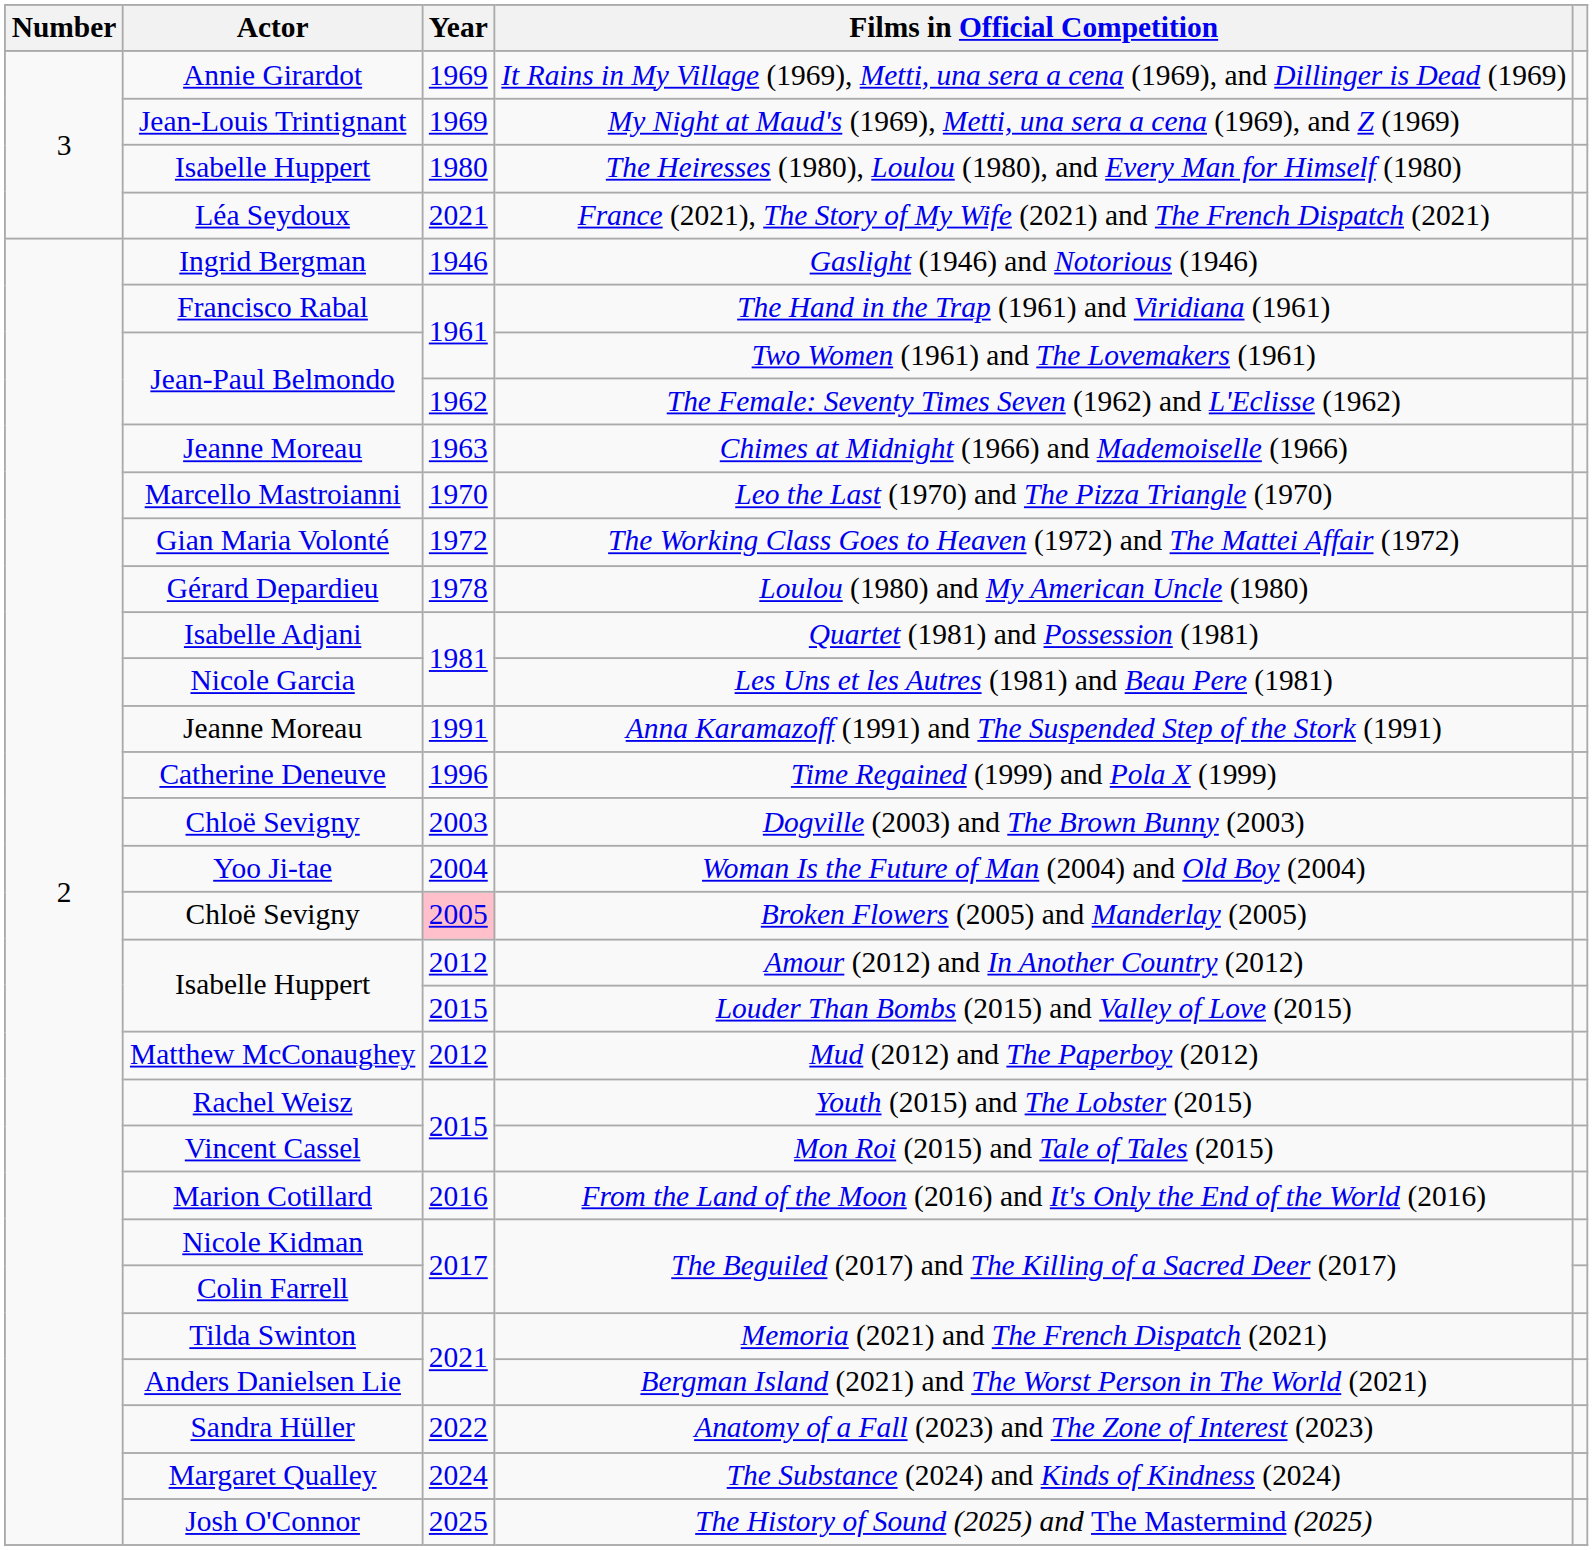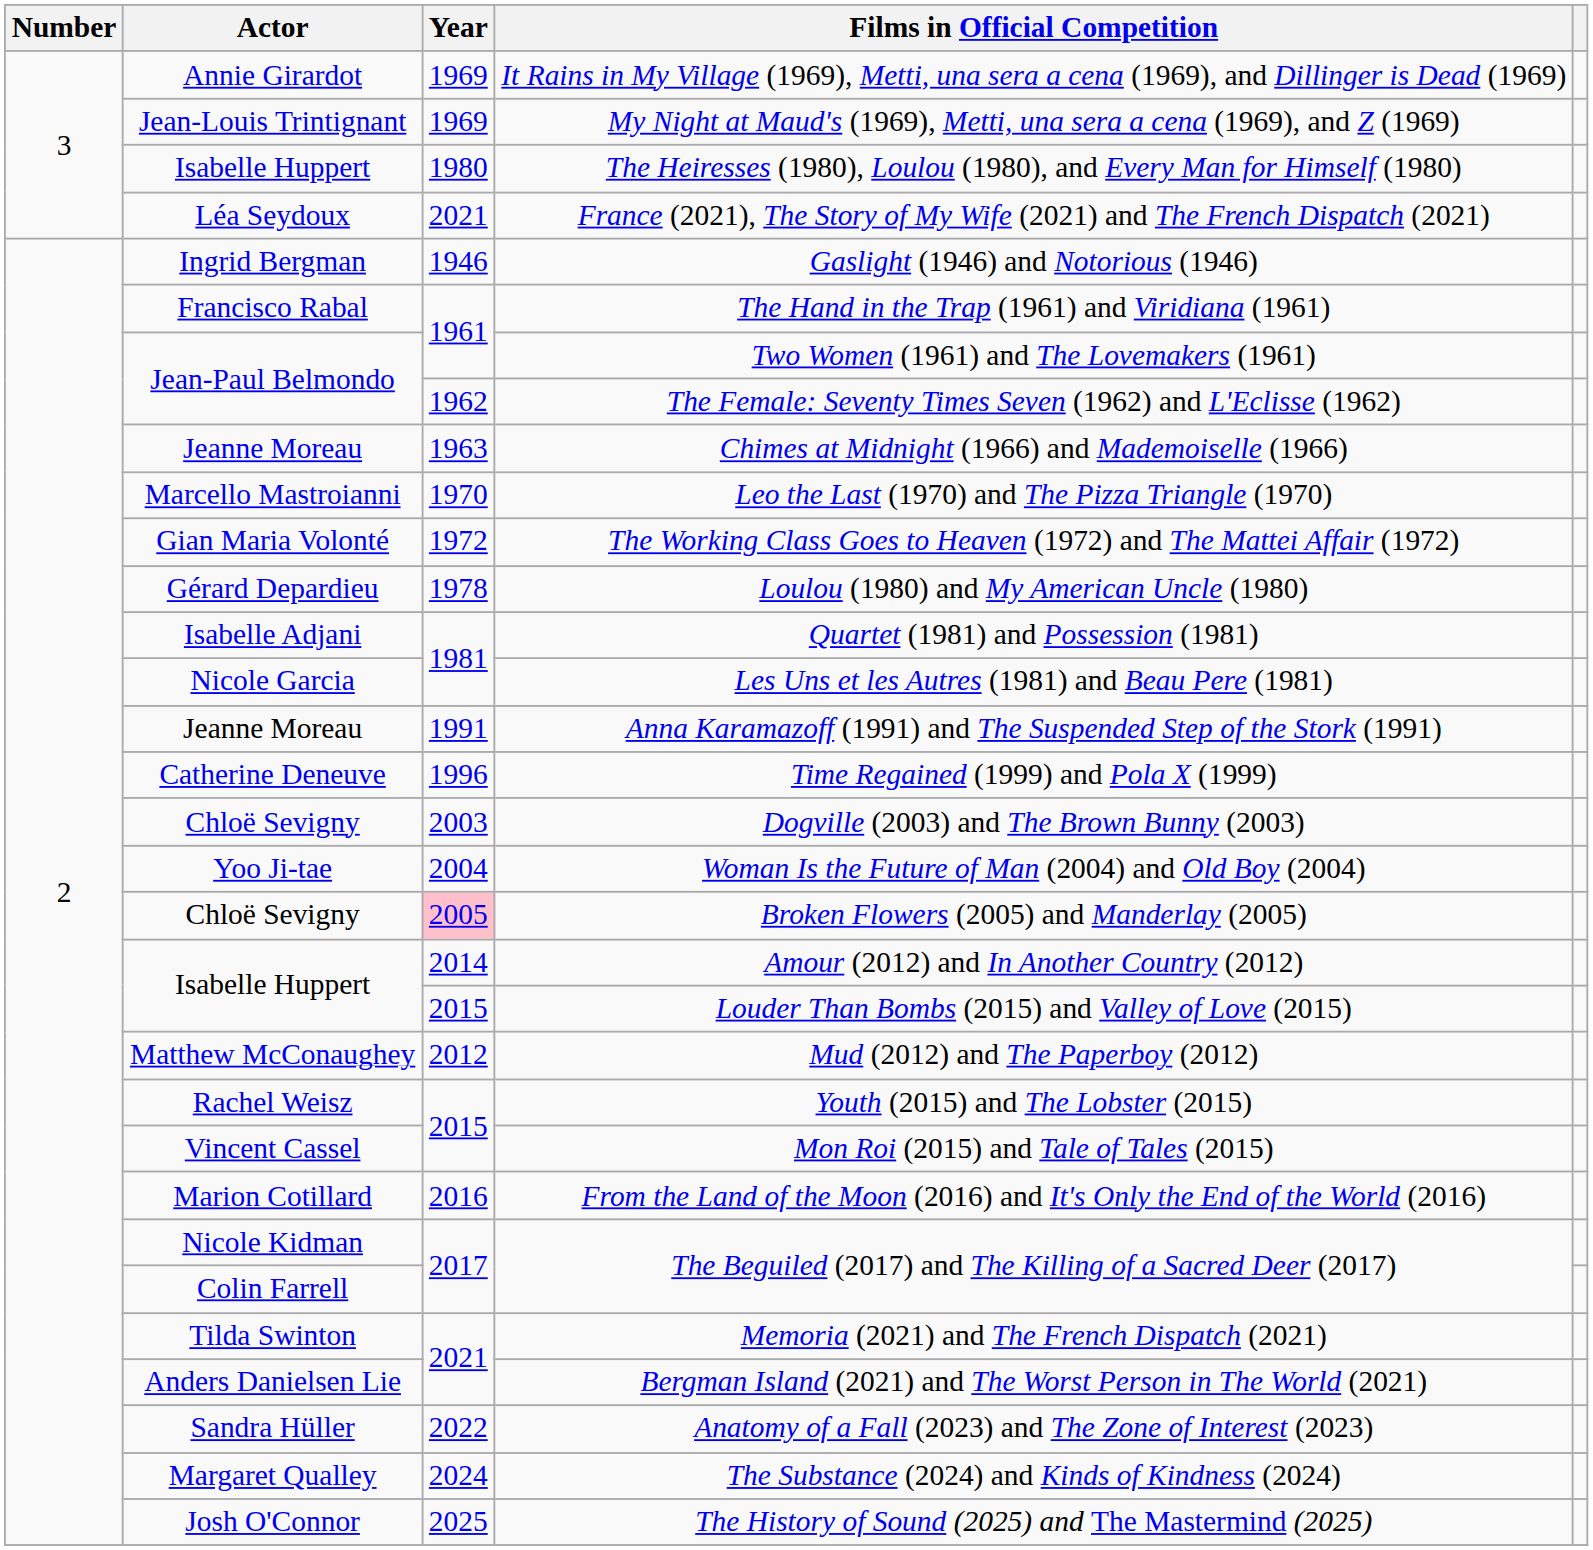(458, 961) 2012 -> (458, 961) 2014
